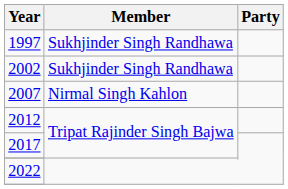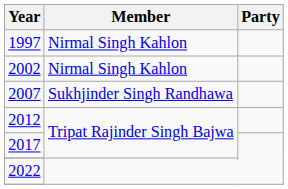(140, 42) Sukhjinder Singh Randhawa -> (118, 42) Nirmal Singh Kahlon
(140, 68) Sukhjinder Singh Randhawa -> (118, 68) Nirmal Singh Kahlon
(118, 94) Nirmal Singh Kahlon -> (140, 94) Sukhjinder Singh Randhawa
